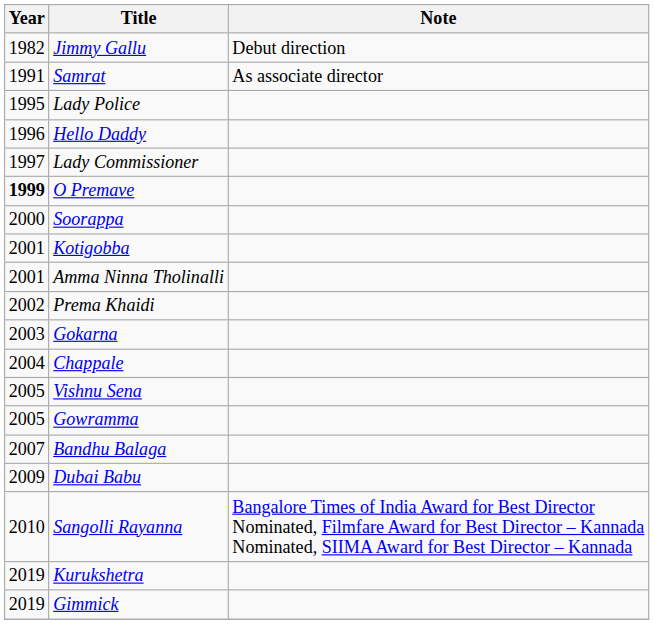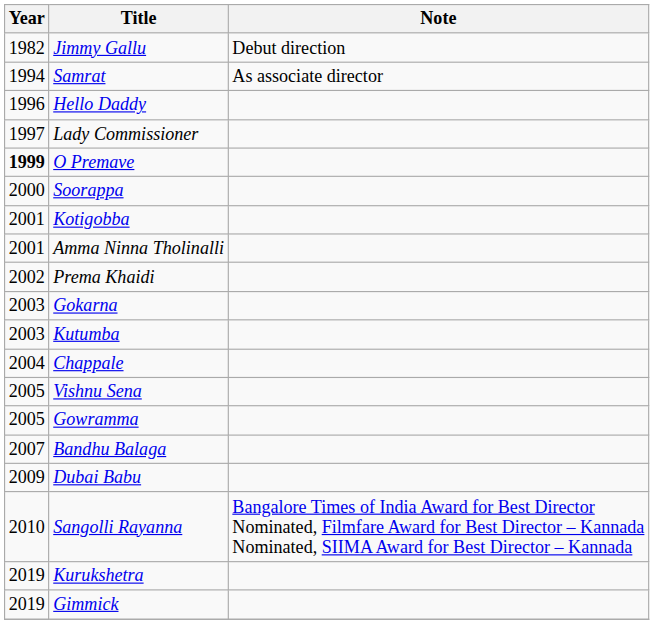(27, 76) 1991 -> (27, 76) 1994
- row: (97, 104)
+ row: (86, 334)
